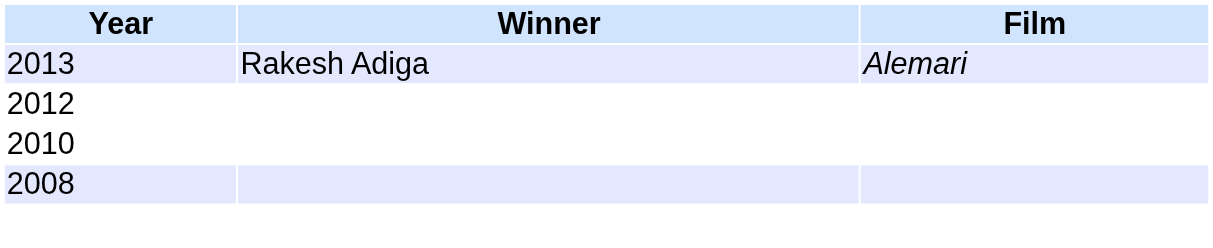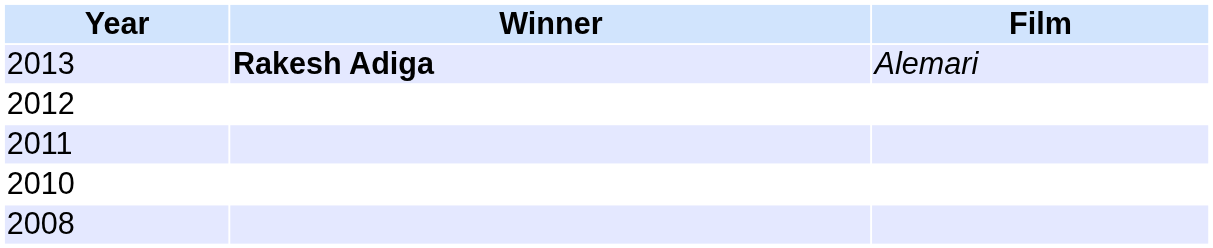(335, 63) normal -> (333, 63) bold
+ row: (40, 143)
